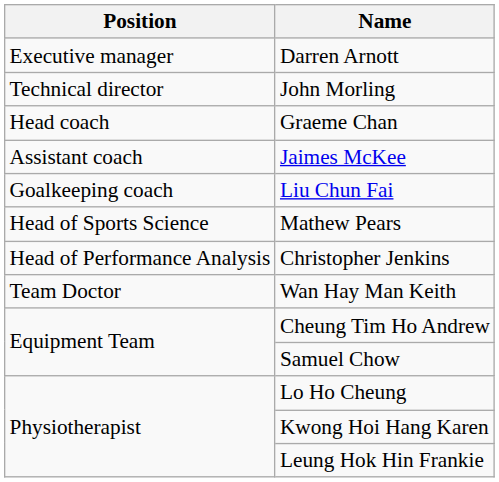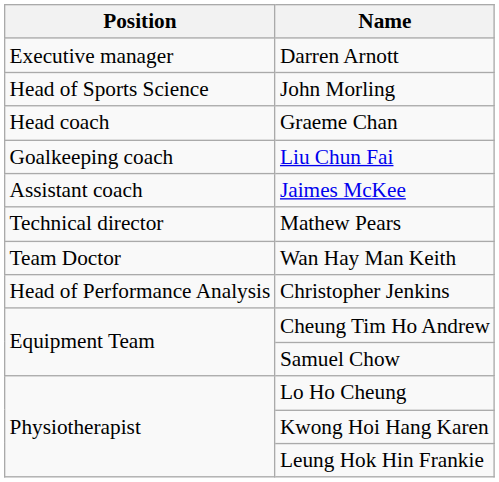(87, 88) Technical director -> (109, 88) Head of Sports Science
rows swapped: (343, 156) <-> (337, 190)
(109, 223) Head of Sports Science -> (87, 223) Technical director
rows swapped: (365, 257) <-> (368, 291)
